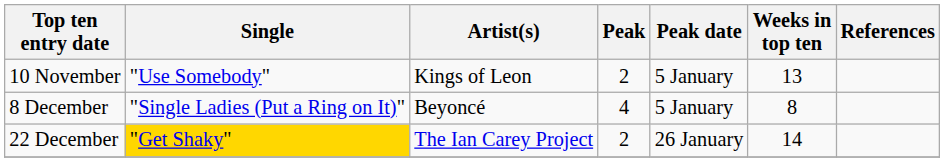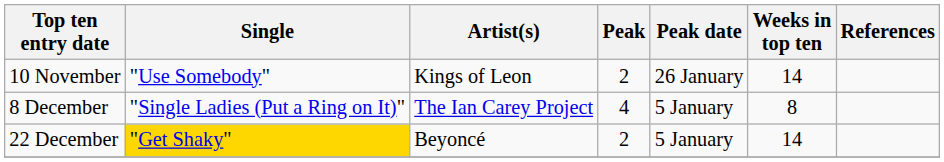(694, 75) 5 January -> (699, 75) 26 January
(792, 75) 13 -> (792, 75) 14
(450, 107) Beyoncé -> (504, 107) The Ian Carey Project
(504, 140) The Ian Carey Project -> (450, 140) Beyoncé
(699, 140) 26 January -> (694, 140) 5 January
